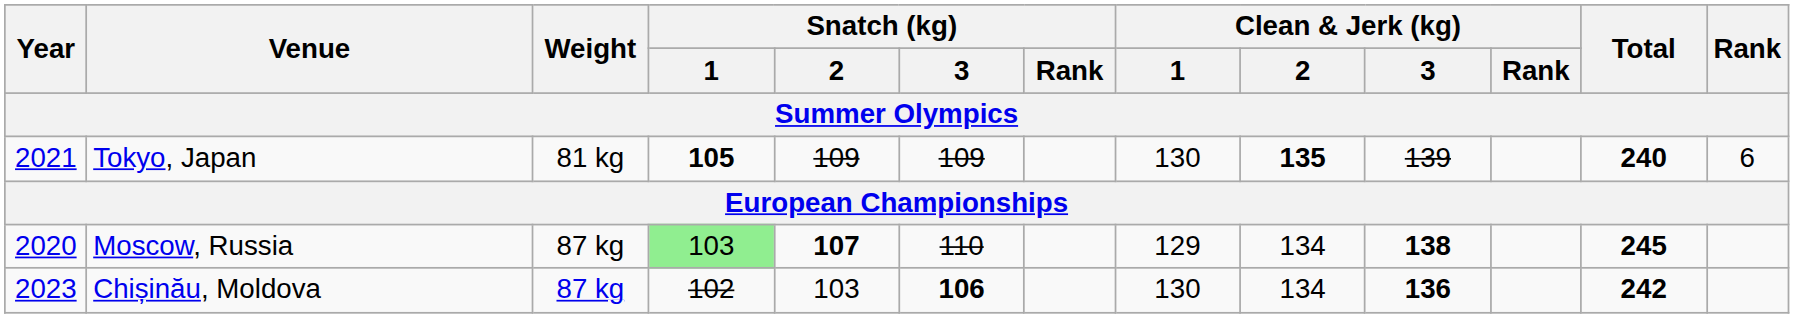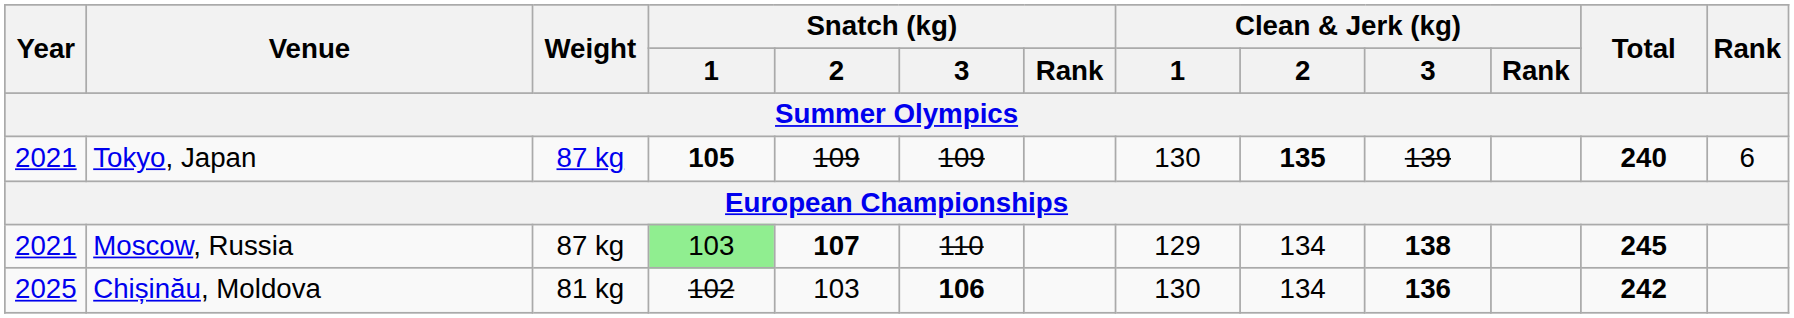(590, 158) 81 kg -> (590, 158) 87 kg
(46, 245) 2020 -> (46, 245) 2021
(46, 289) 2023 -> (46, 289) 2025
(590, 289) 87 kg -> (590, 289) 81 kg
